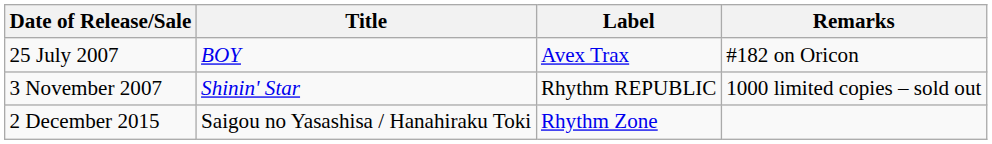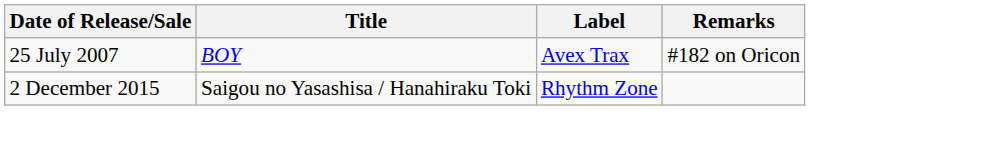- row: (86, 88)
